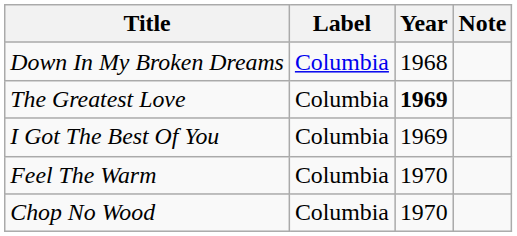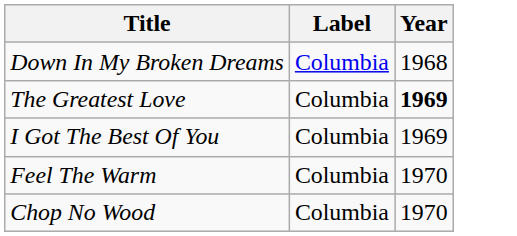- column: (482, 23)
